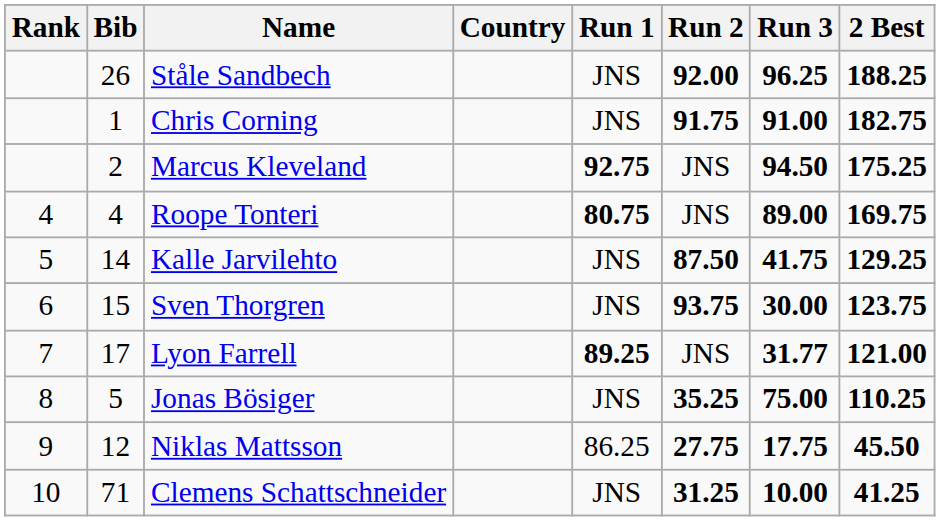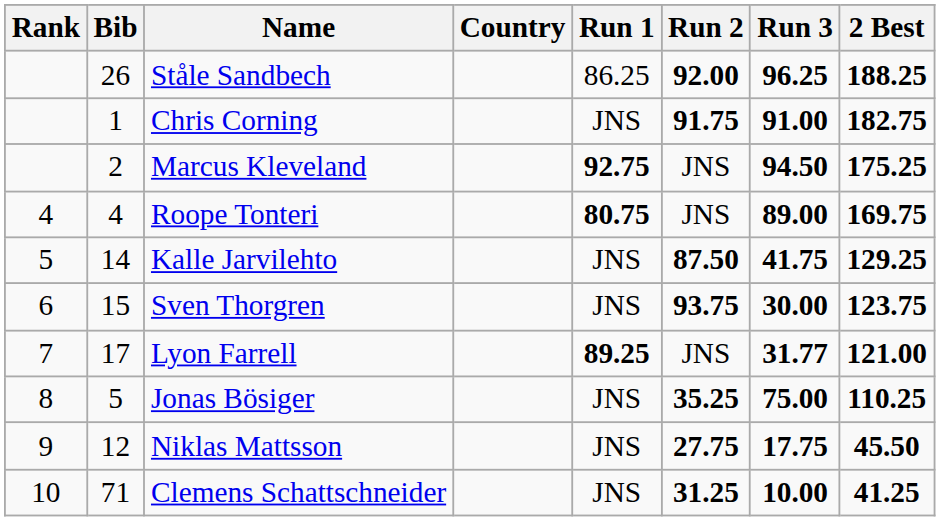(617, 74) JNS -> (617, 74) 86.25
(617, 445) 86.25 -> (617, 445) JNS
